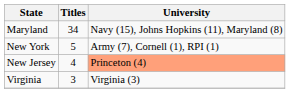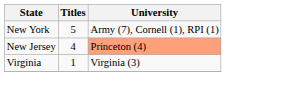- row: (27, 29)
(73, 79) 3 -> (73, 63) 1
